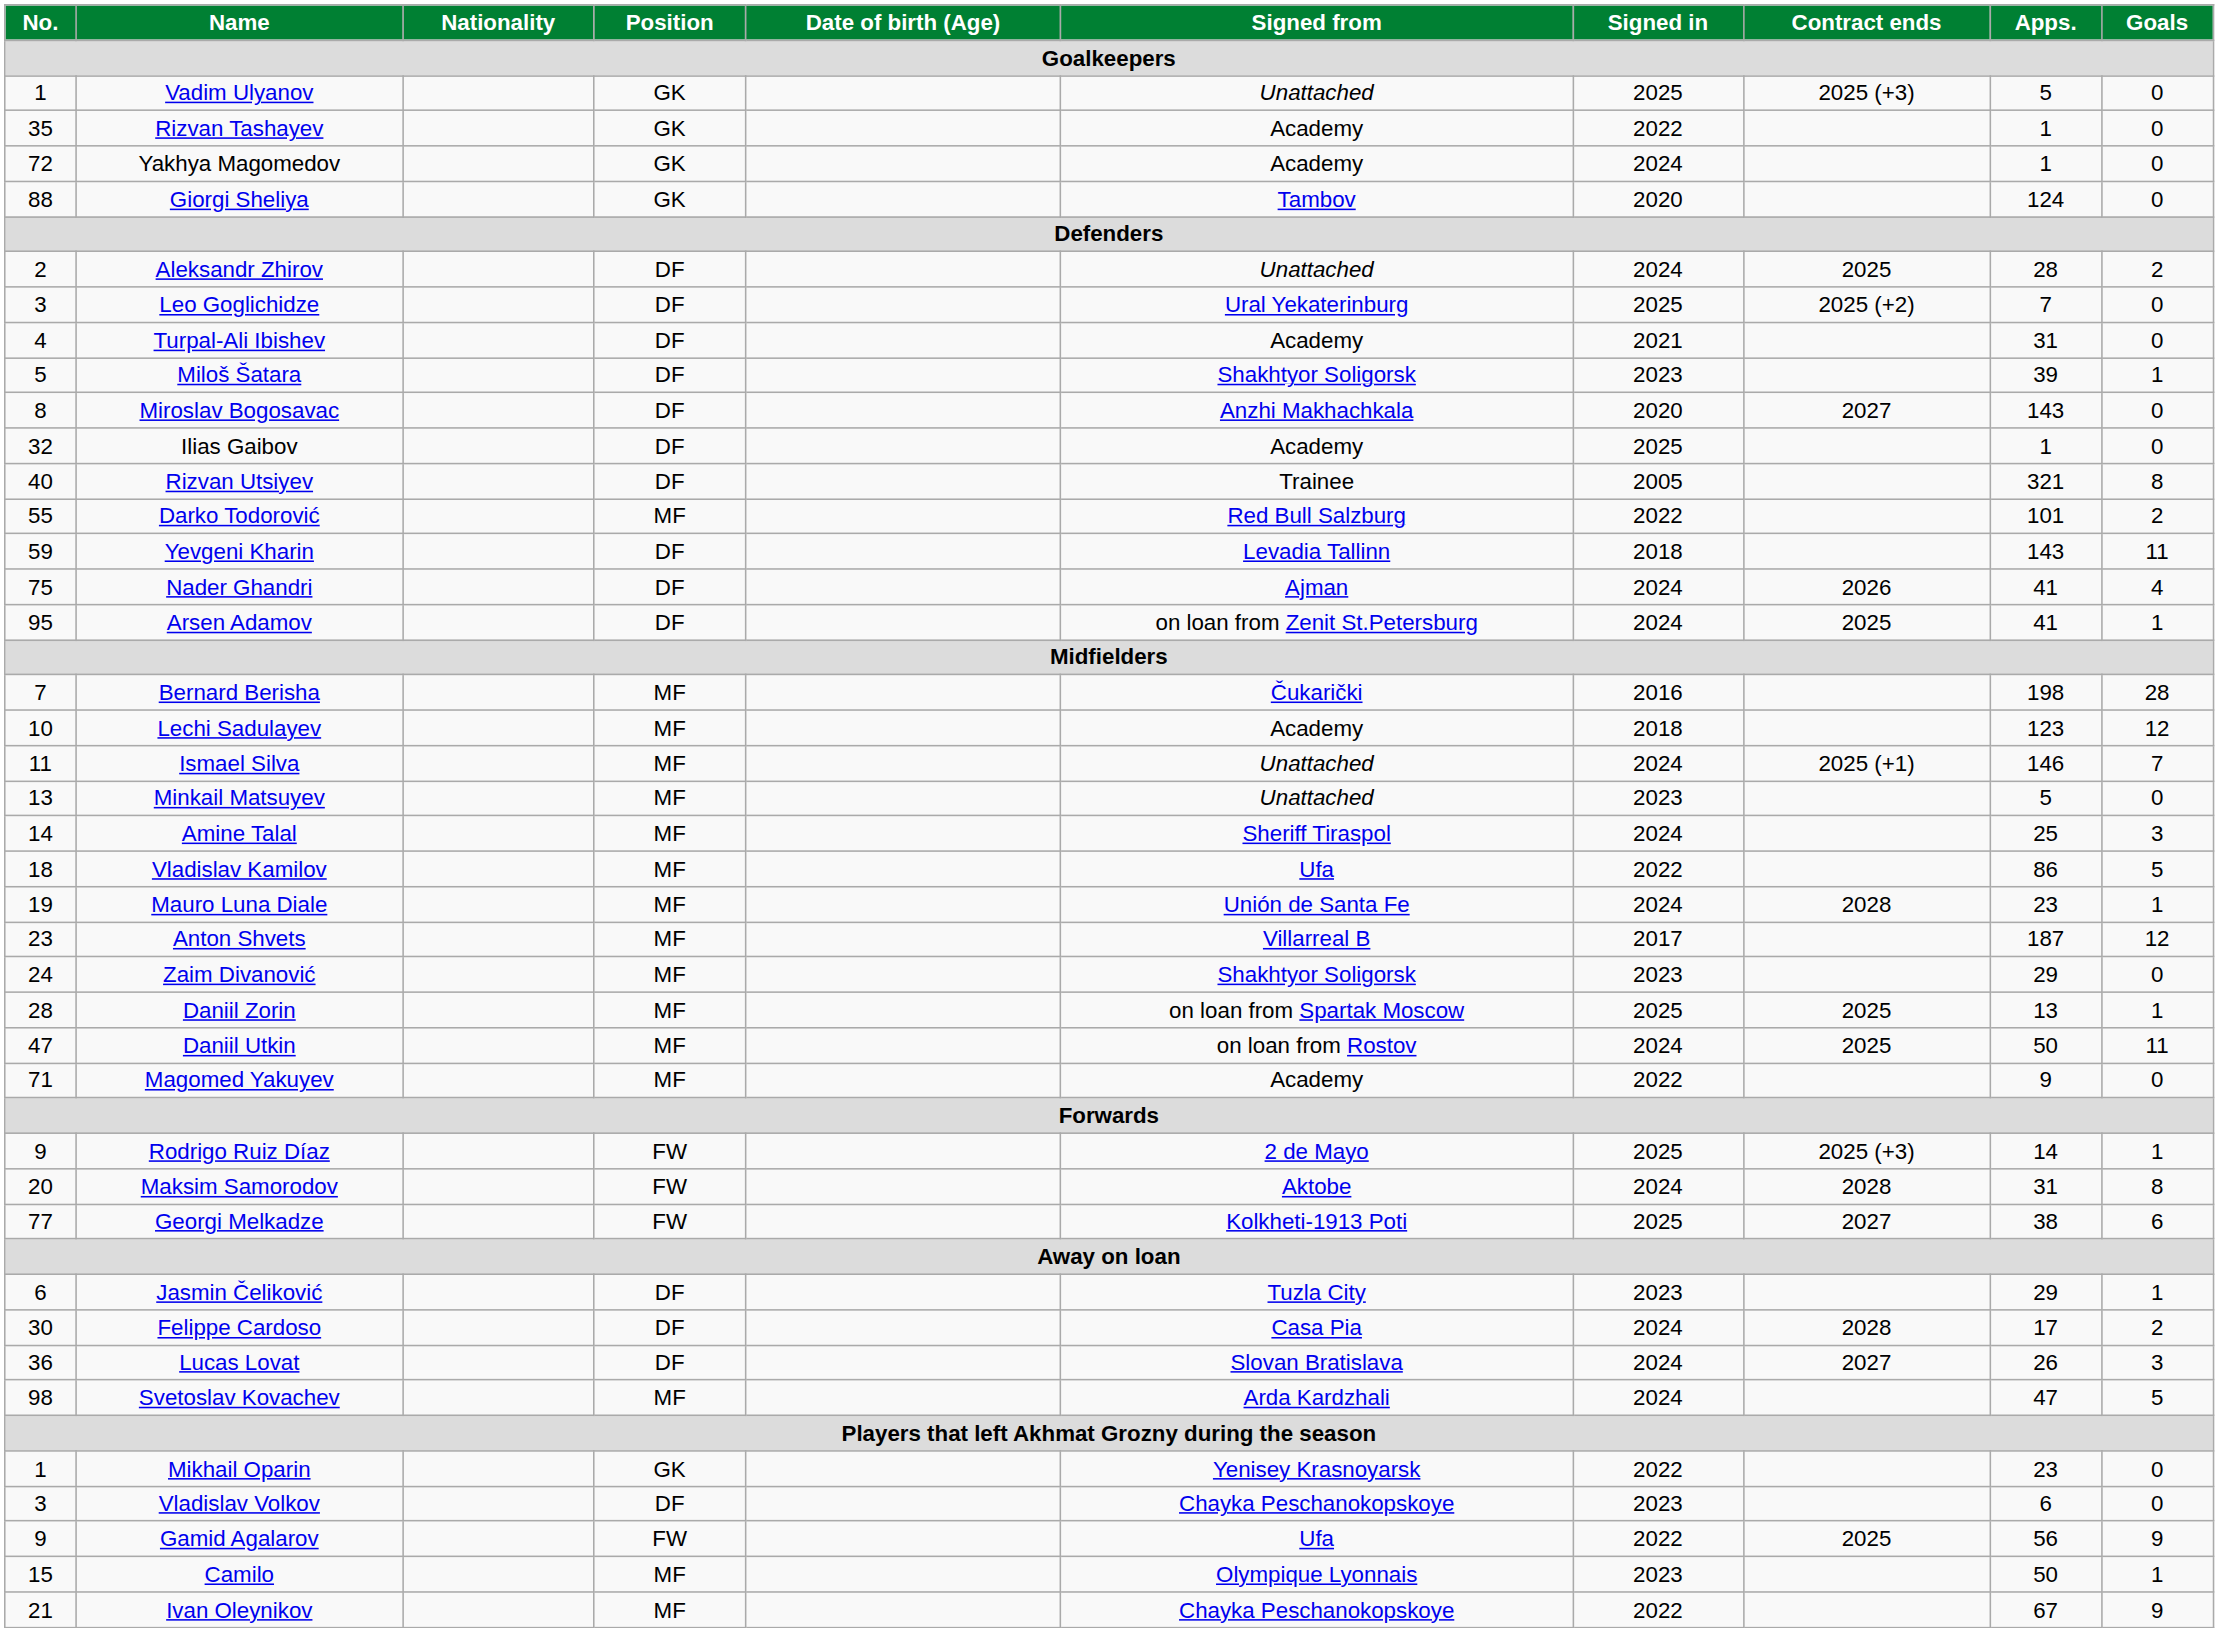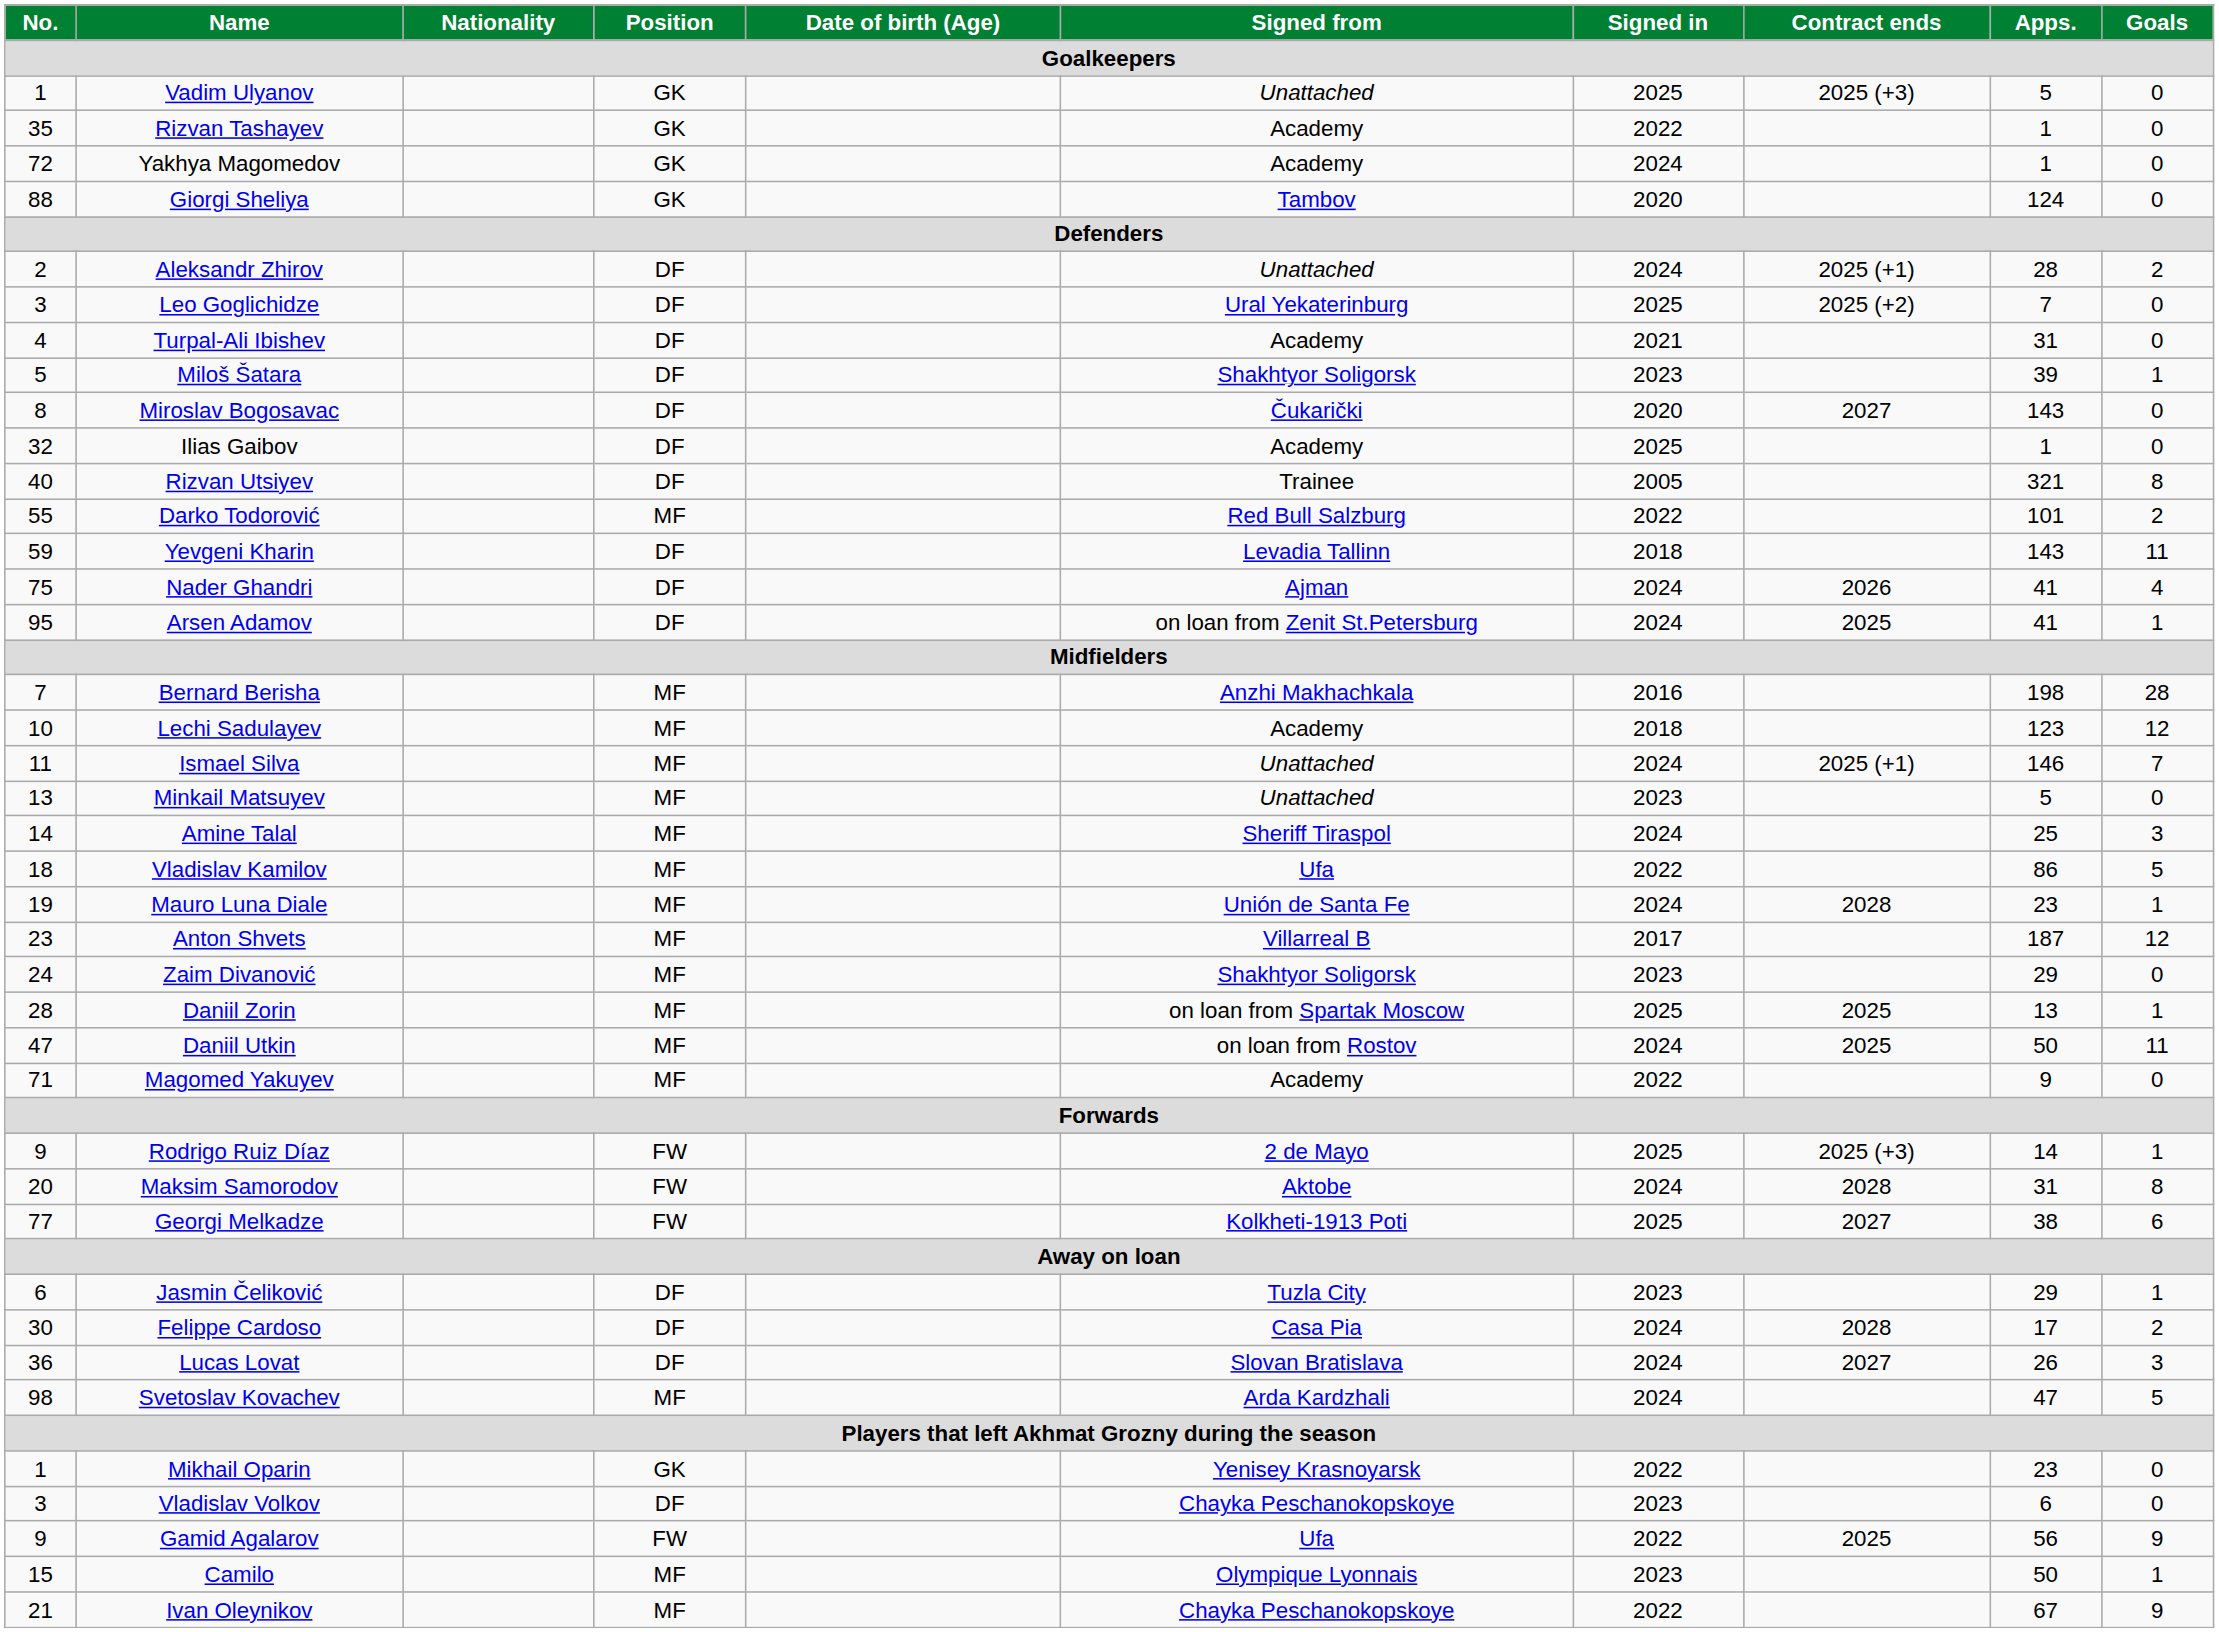(1867, 270) 2025 -> (1867, 270) 2025 (+1)
(1317, 411) Anzhi Makhachkala -> (1317, 411) Čukarički
(1317, 693) Čukarički -> (1317, 693) Anzhi Makhachkala
